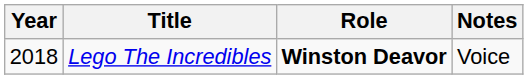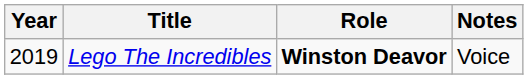(34, 56) 2018 -> (34, 56) 2019
